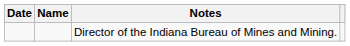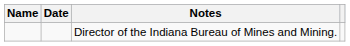columns swapped: (53, 13) <-> (20, 13)
